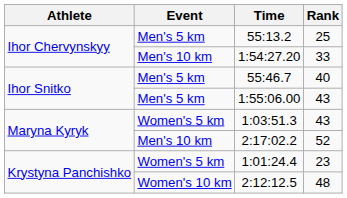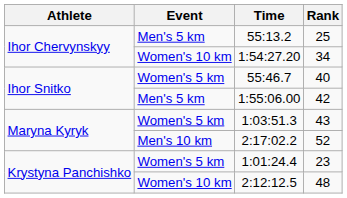(175, 57) Men's 10 km -> (185, 57) Women's 10 km
(323, 57) 33 -> (323, 57) 34
(171, 78) Men's 5 km -> (181, 78) Women's 5 km
(323, 99) 43 -> (323, 99) 42
